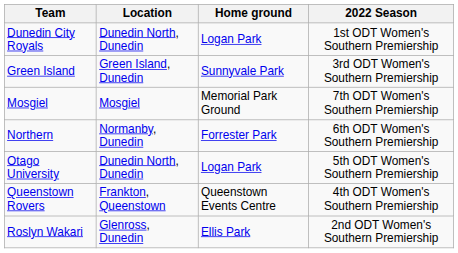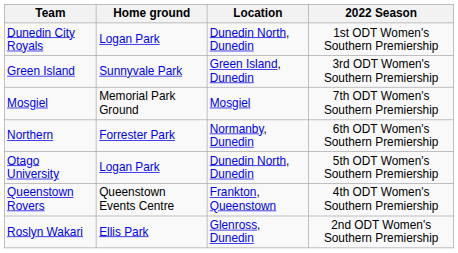columns swapped: (253, 13) <-> (147, 13)
